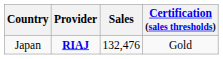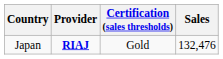columns swapped: (121, 20) <-> (181, 20)
